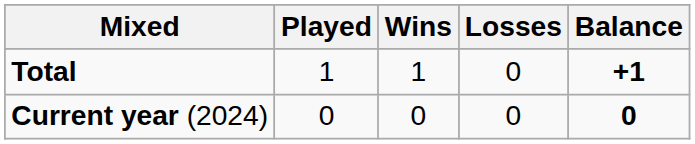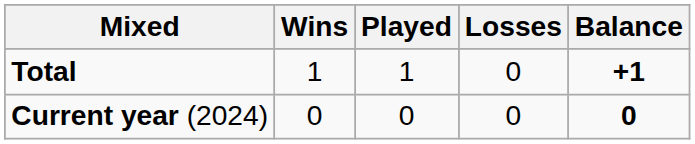columns swapped: (326, 26) <-> (418, 26)
